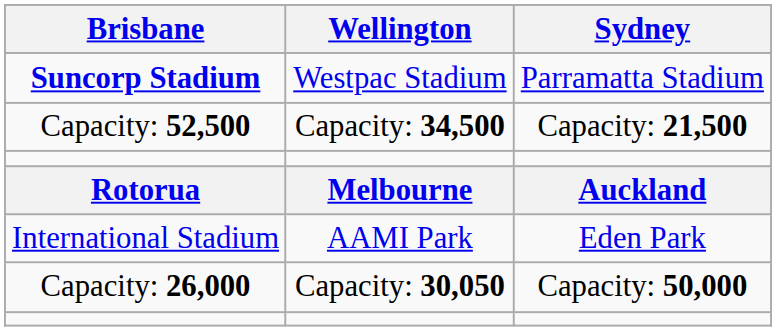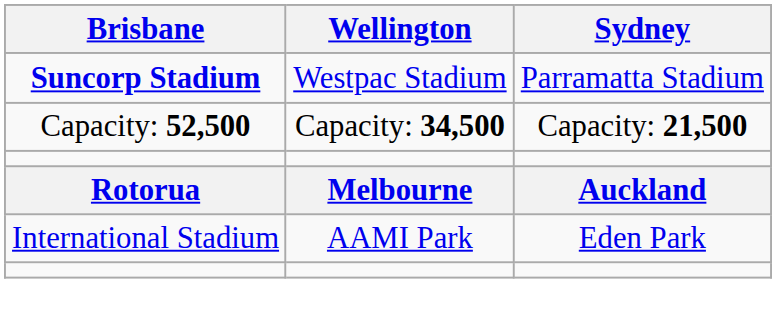- row: (146, 286)
